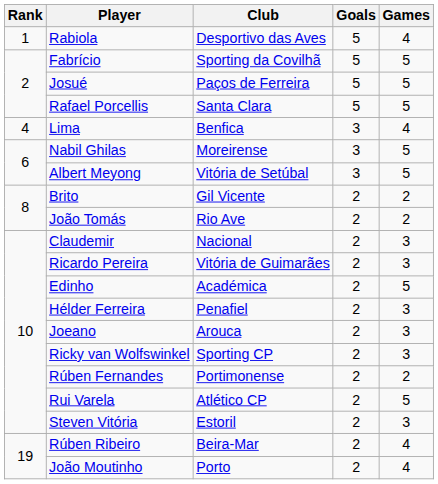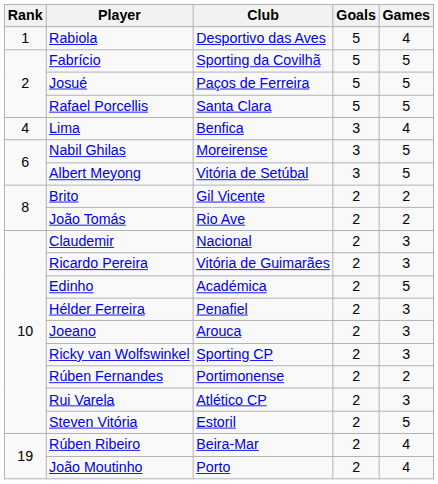(406, 399) 5 -> (406, 399) 3
(406, 422) 3 -> (406, 422) 5
